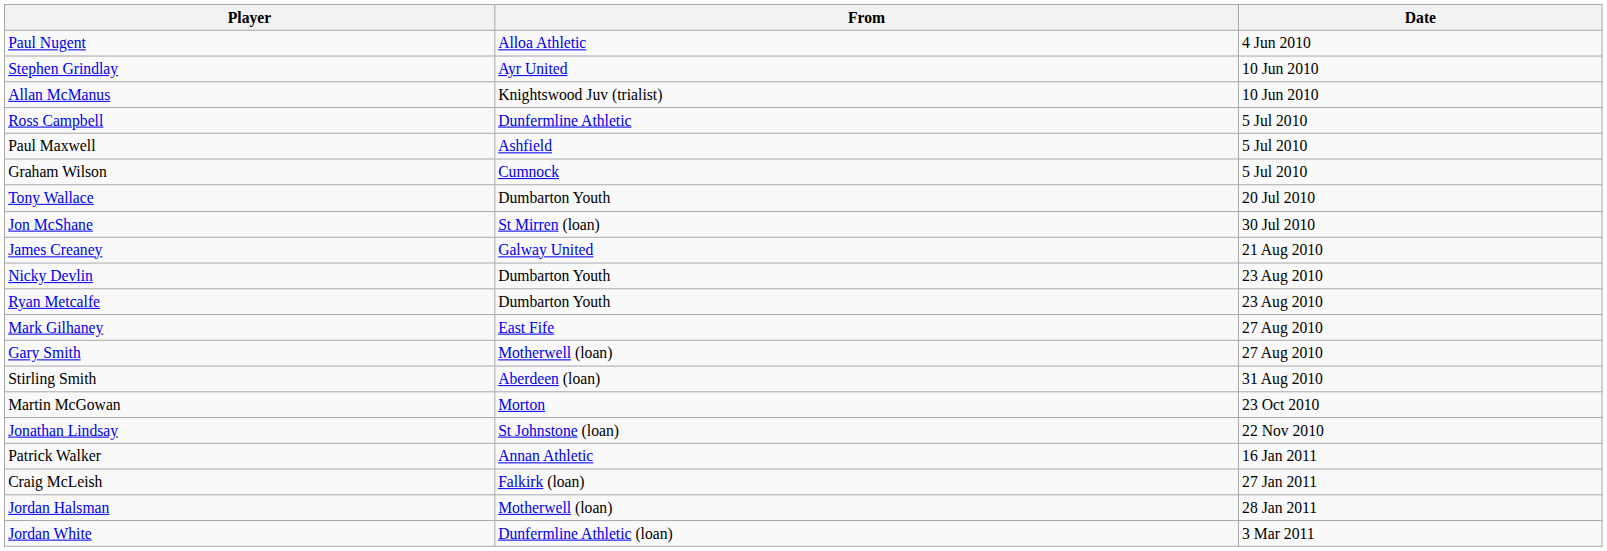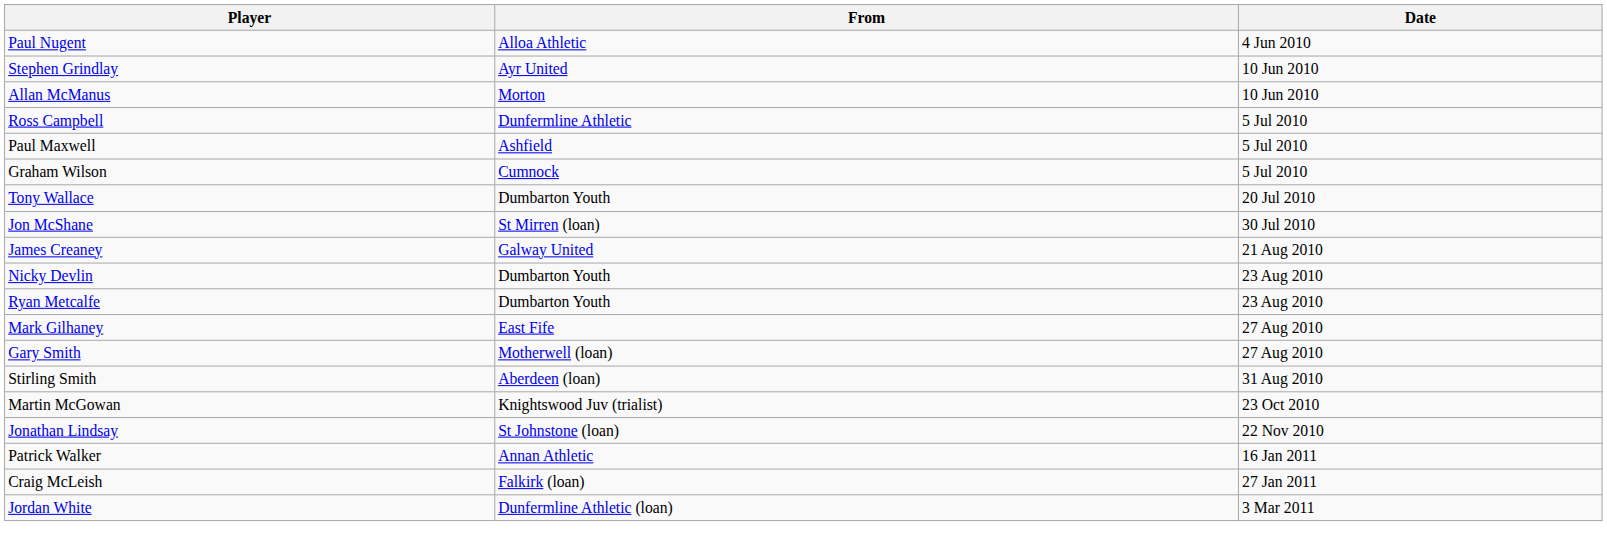(580, 95) Knightswood Juv (trialist) -> (522, 95) Morton
(522, 404) Morton -> (580, 404) Knightswood Juv (trialist)
- row: (59, 508)
